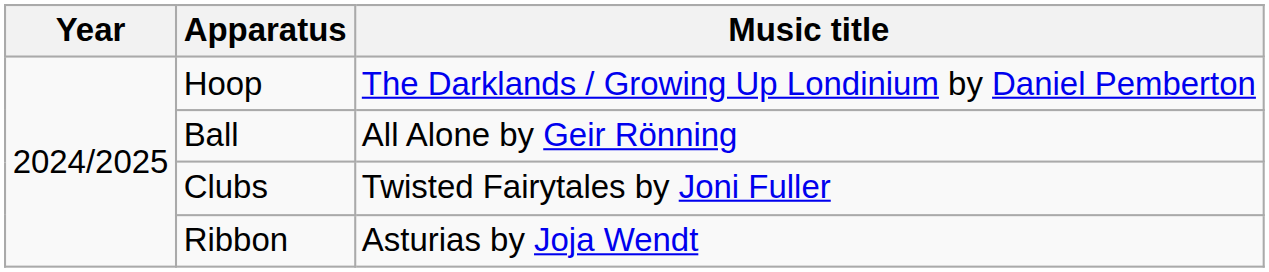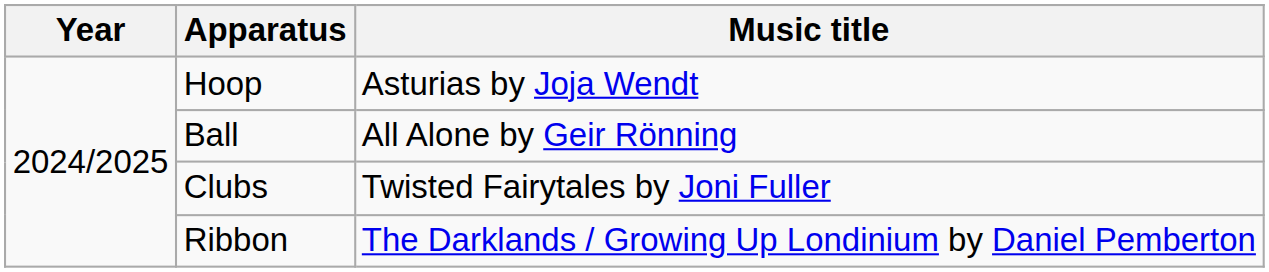(809, 82) The Darklands / Growing Up Londinium by Daniel Pemberton -> (530, 82) Asturias by Joja Wendt
(530, 239) Asturias by Joja Wendt -> (809, 239) The Darklands / Growing Up Londinium by Daniel Pemberton
